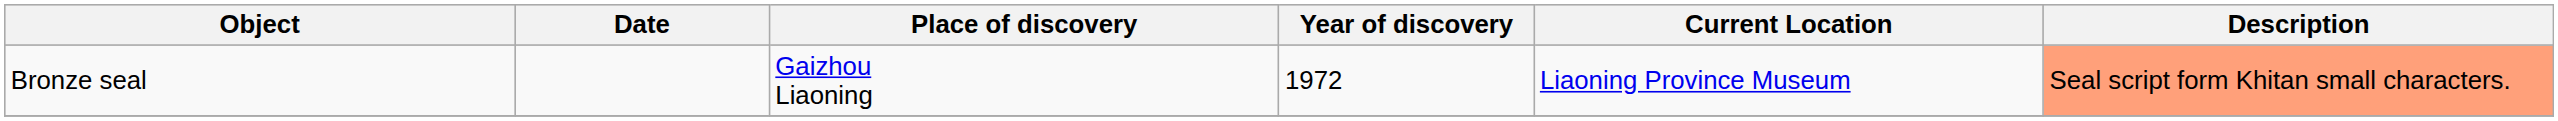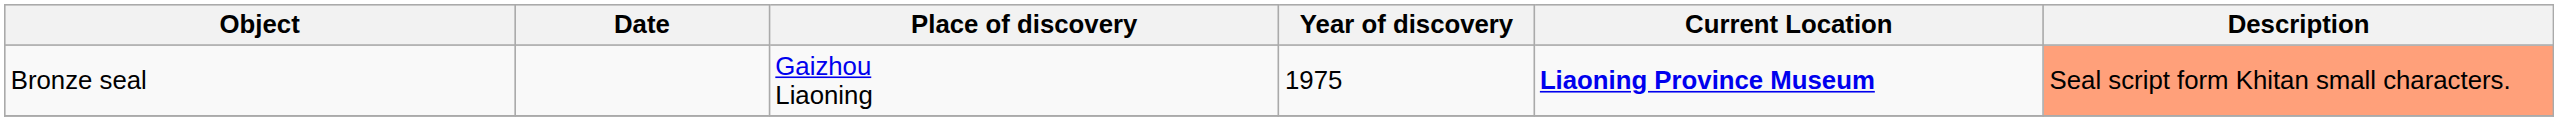(1314, 80) 1972 -> (1314, 80) 1975
(1695, 80) normal -> (1707, 80) bold
